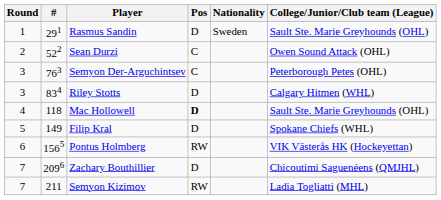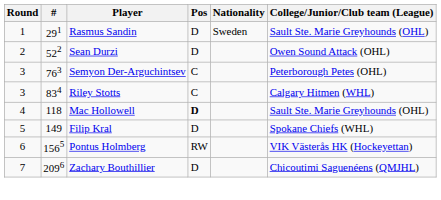(194, 52) C -> (195, 52) D
(195, 92) D -> (194, 92) C
- row: (107, 186)
